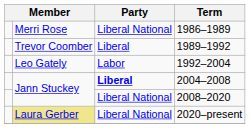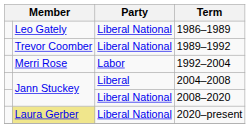(41, 30) Merri Rose -> (41, 30) Leo Gately
(113, 47) Liberal -> (135, 47) Liberal National
(41, 64) Leo Gately -> (41, 64) Merri Rose
(115, 81) bold -> (113, 81) normal
